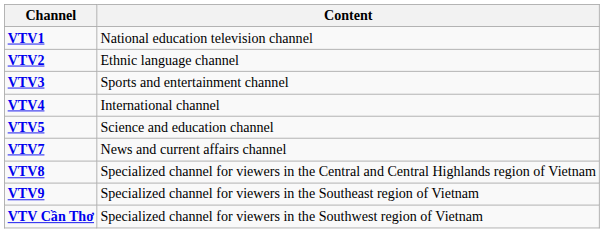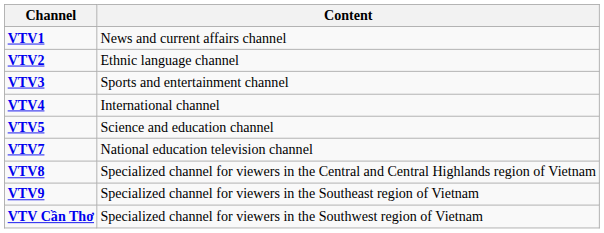(207, 37) National education television channel -> (193, 37) News and current affairs channel
(193, 149) News and current affairs channel -> (207, 149) National education television channel
